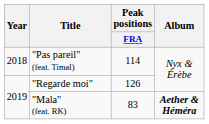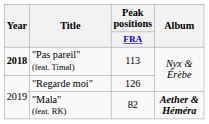(17, 61) normal -> (17, 61) bold
(133, 61) 114 -> (133, 61) 113
(133, 105) 83 -> (133, 105) 82
